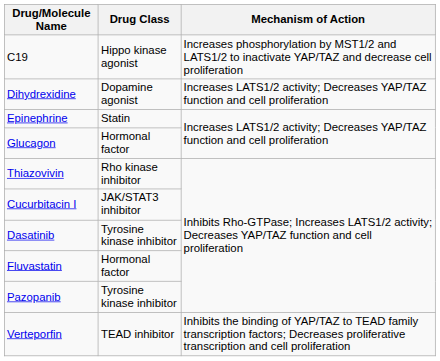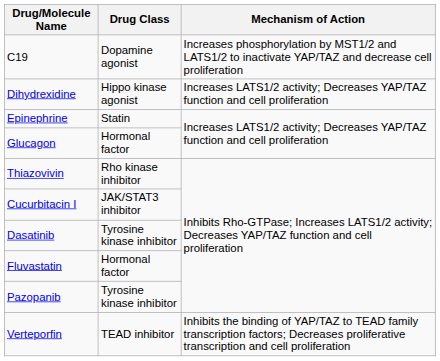(134, 57) Hippo kinase agonist -> (127, 57) Dopamine agonist
(127, 94) Dopamine agonist -> (134, 94) Hippo kinase agonist
